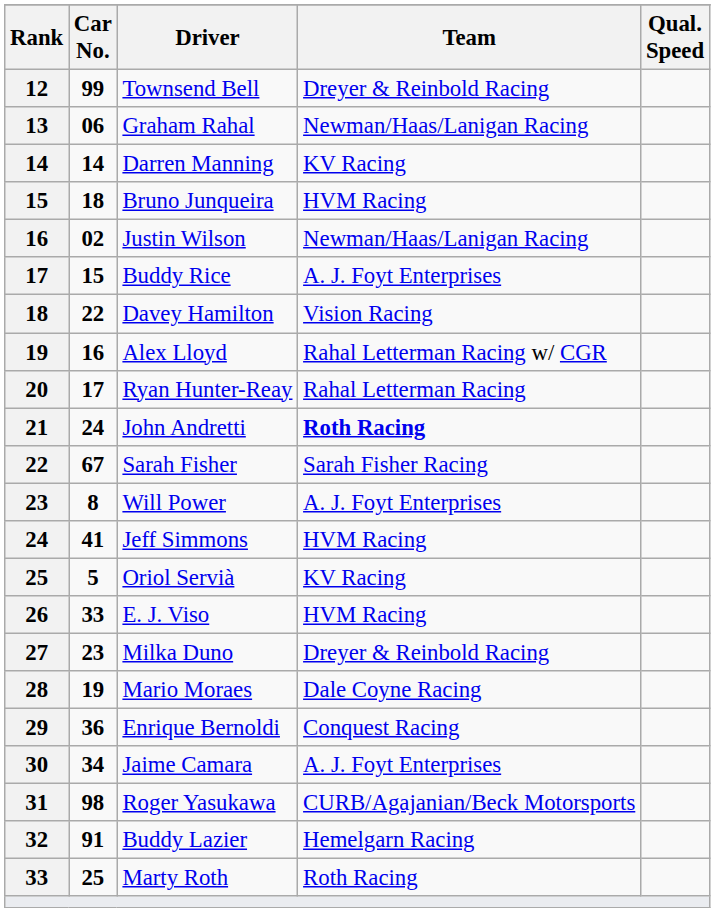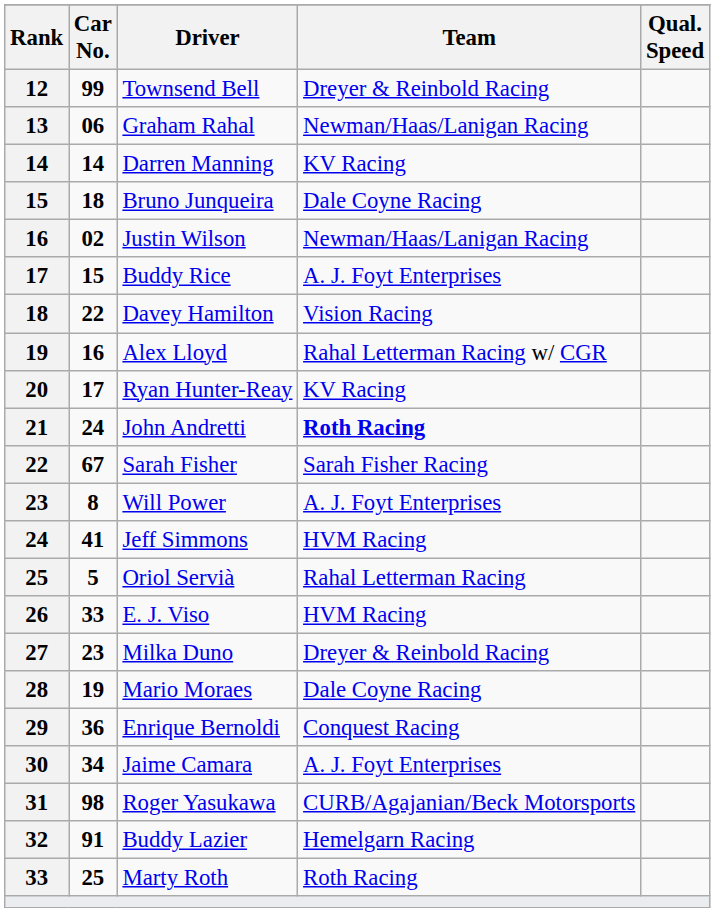(365, 200) HVM Racing -> (392, 200) Dale Coyne Racing
(414, 388) Rahal Letterman Racing -> (354, 388) KV Racing
(354, 576) KV Racing -> (414, 576) Rahal Letterman Racing
